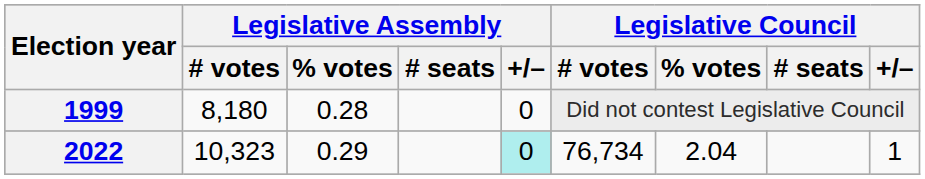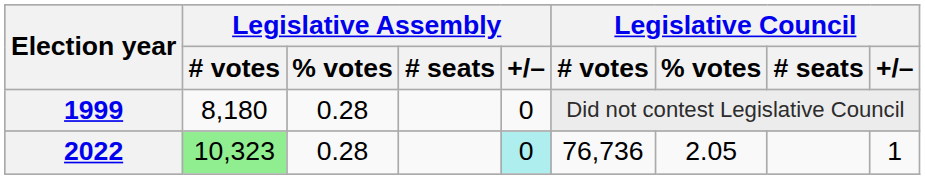(234, 151) no background -> (234, 151) lightgreen background
(342, 151) 0.29 -> (342, 151) 0.28
(603, 151) 76,734 -> (603, 151) 76,736
(711, 151) 2.04 -> (711, 151) 2.05
